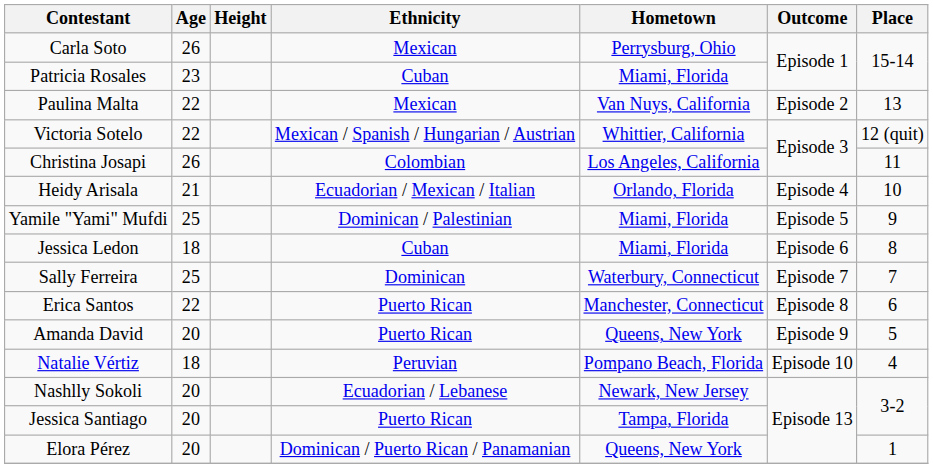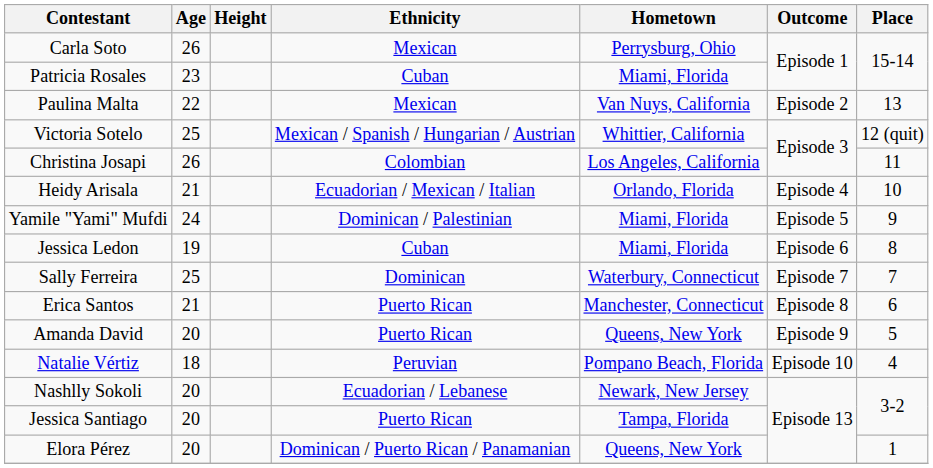(191, 133) 22 -> (191, 133) 25
(191, 219) 25 -> (191, 219) 24
(191, 248) 18 -> (191, 248) 19
(191, 305) 22 -> (191, 305) 21
